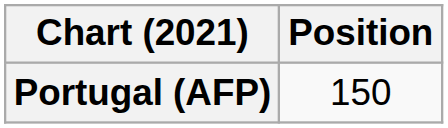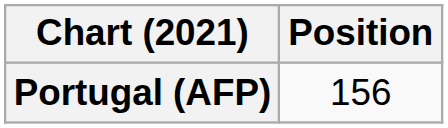(361, 92) 150 -> (361, 92) 156
